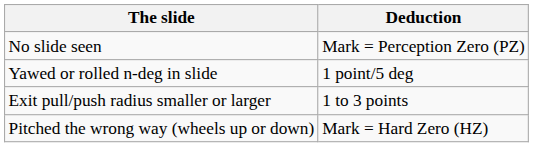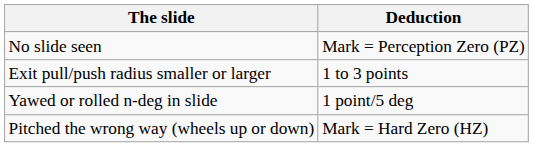rows swapped: (113, 73) <-> (140, 100)
